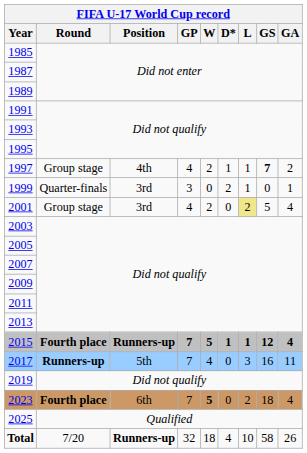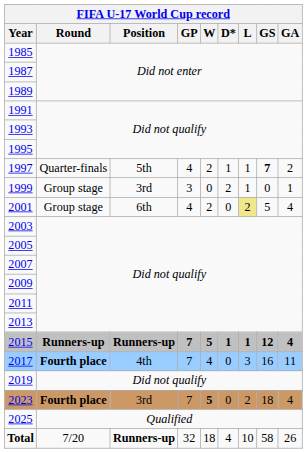(73, 168) Group stage -> (73, 168) Quarter-finals
(144, 168) 4th -> (144, 168) 5th
(73, 187) Quarter-finals -> (73, 187) Group stage
(144, 206) 3rd -> (144, 206) 6th
(73, 341) Fourth place -> (73, 341) Runners-up
(73, 361) Runners-up -> (73, 361) Fourth place
(144, 361) 5th -> (144, 361) 4th
(144, 399) 6th -> (144, 399) 3rd
